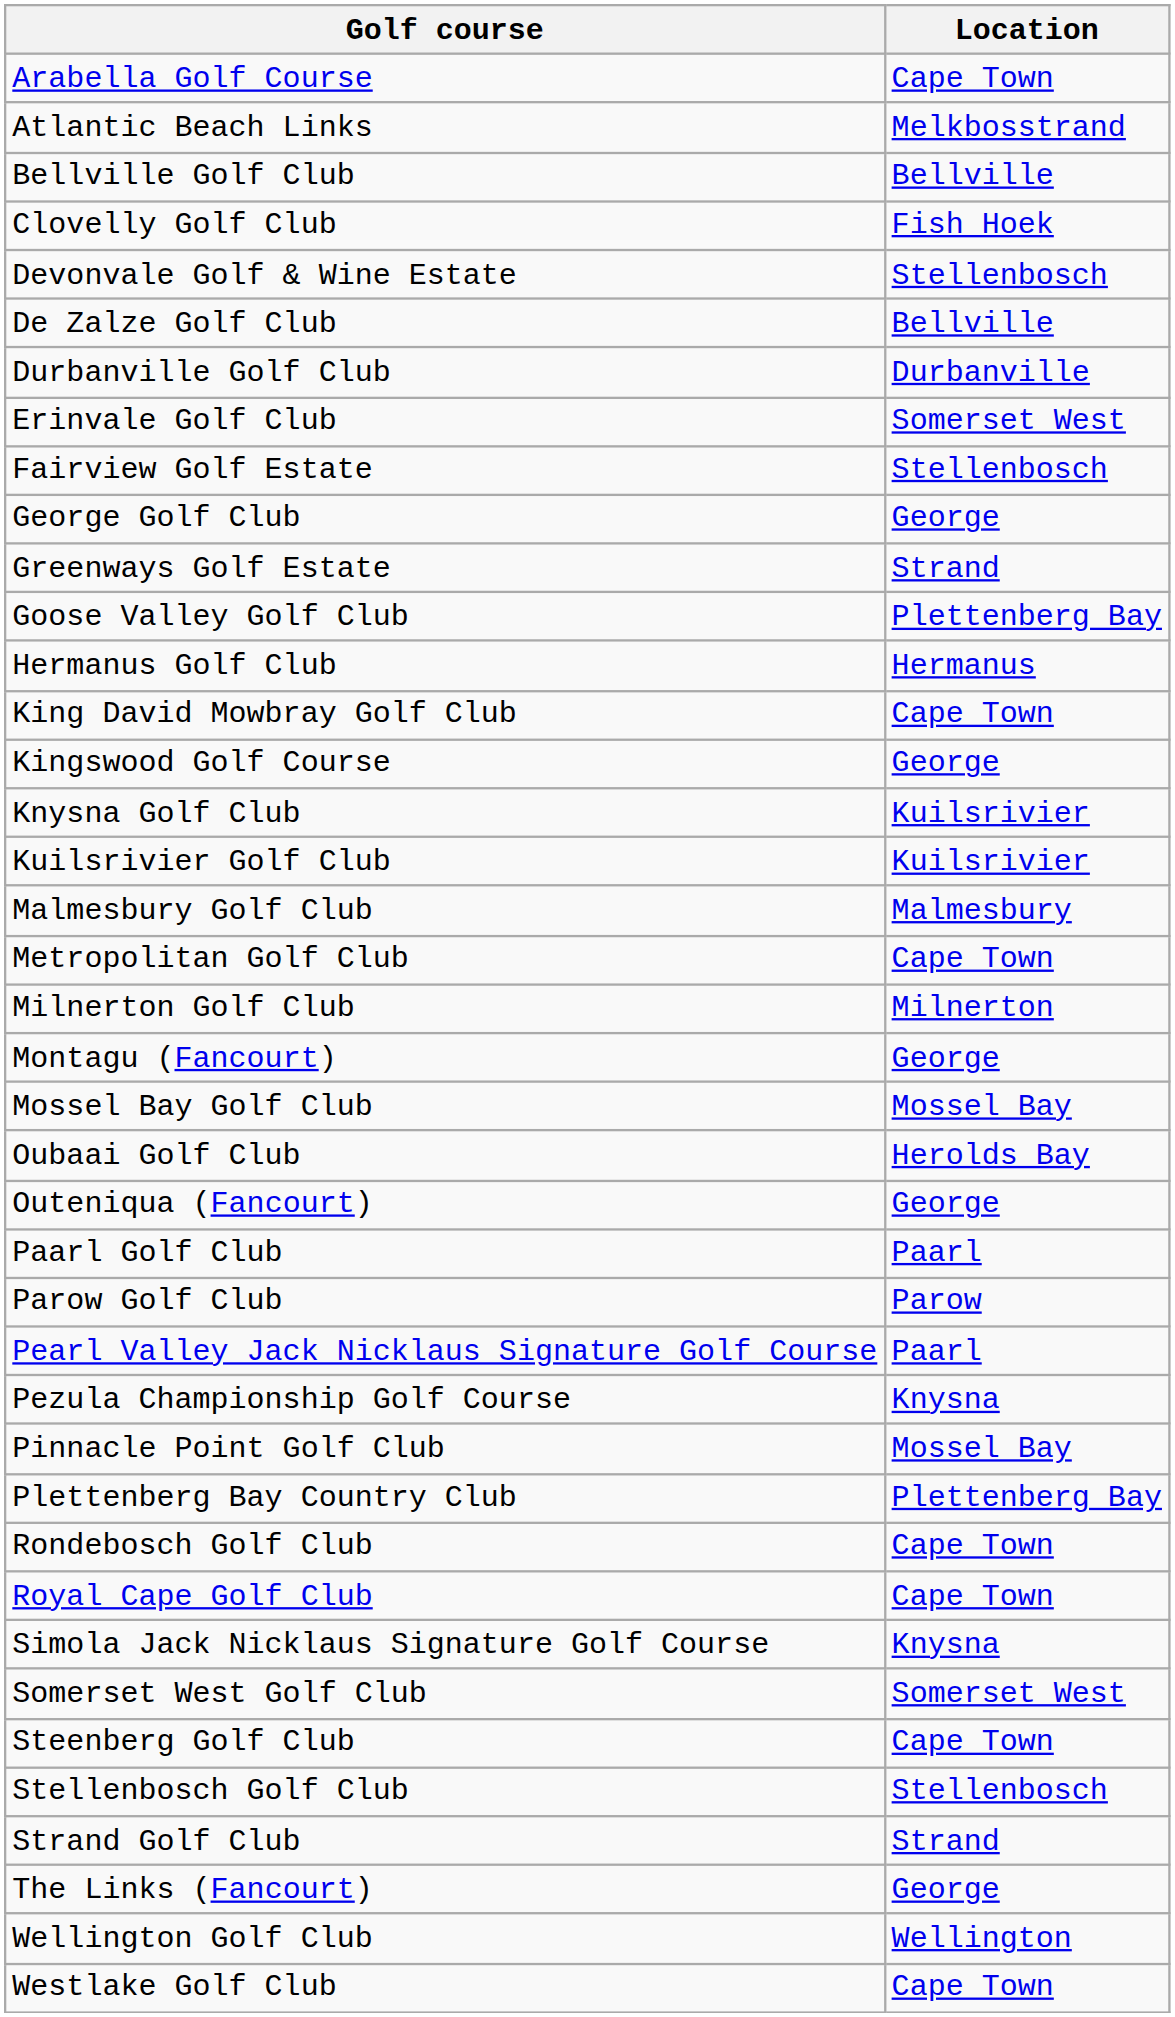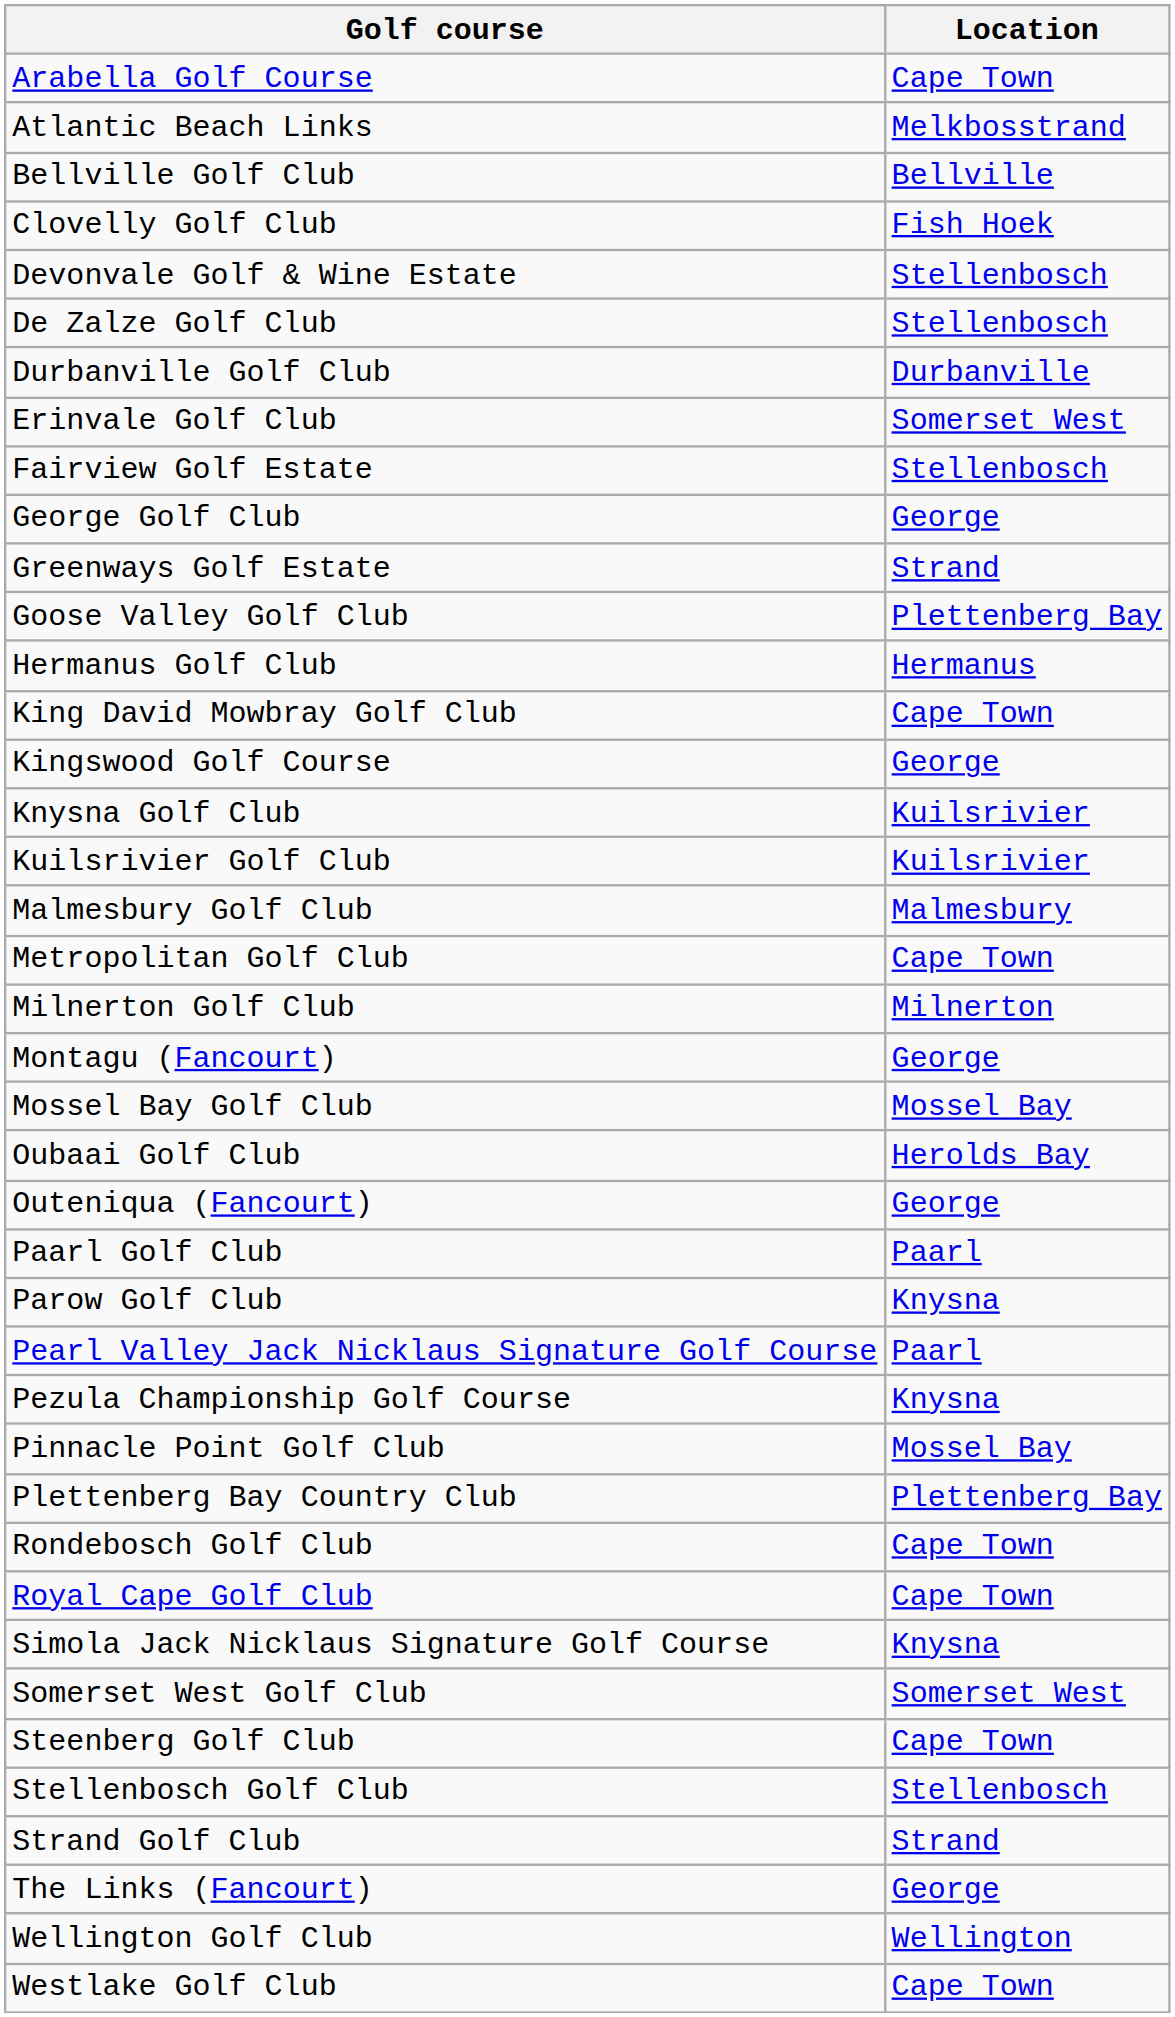(973, 323) Bellville -> (1000, 323) Stellenbosch
(937, 1302) Parow -> (946, 1302) Knysna
